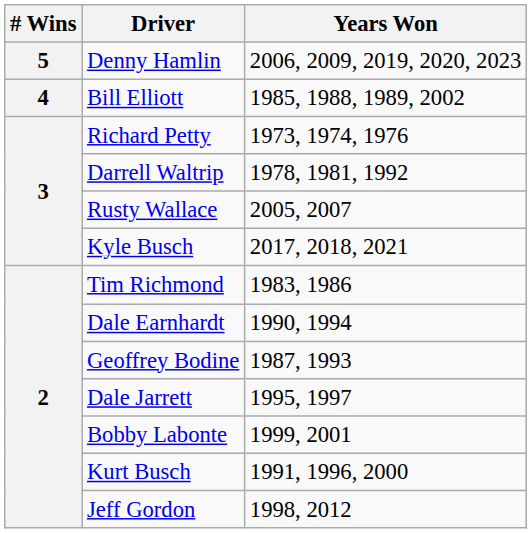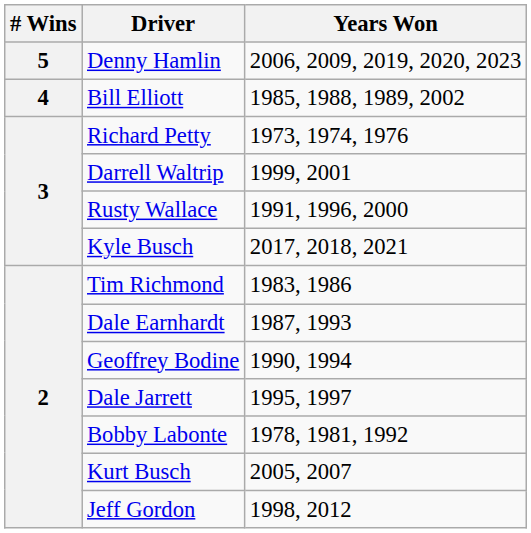(329, 172) 1978, 1981, 1992 -> (301, 172) 1999, 2001
(301, 210) 2005, 2007 -> (329, 210) 1991, 1996, 2000
(301, 322) 1990, 1994 -> (301, 322) 1987, 1993
(301, 359) 1987, 1993 -> (301, 359) 1990, 1994
(301, 434) 1999, 2001 -> (329, 434) 1978, 1981, 1992
(329, 471) 1991, 1996, 2000 -> (301, 471) 2005, 2007
